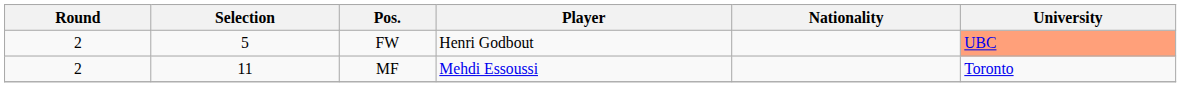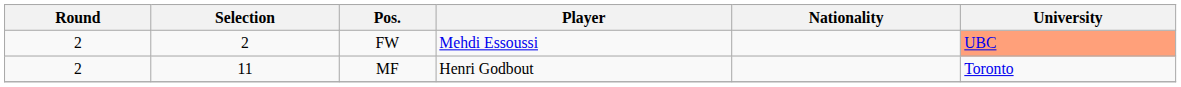(245, 43) 5 -> (245, 43) 2
(486, 43) Henri Godbout -> (489, 43) Mehdi Essoussi
(489, 69) Mehdi Essoussi -> (486, 69) Henri Godbout
